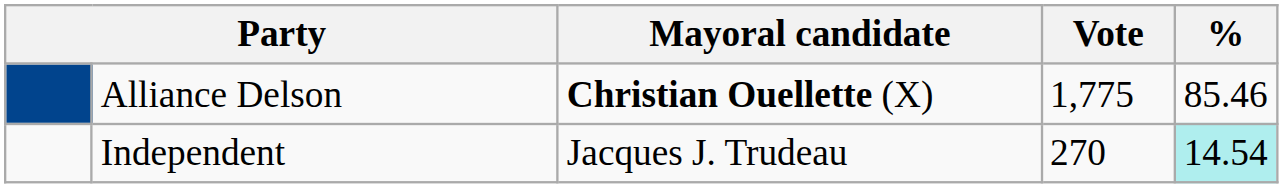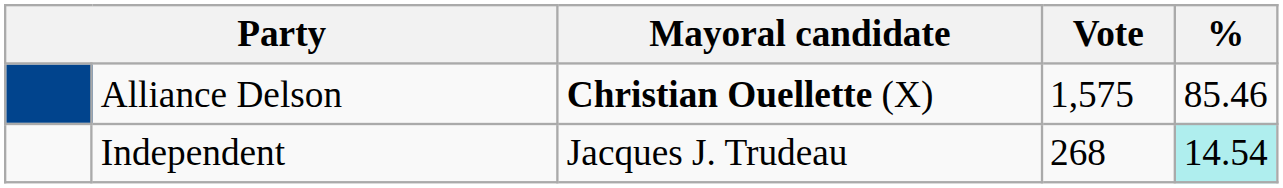(1092, 93) 1,775 -> (1092, 93) 1,575
(1078, 152) 270 -> (1078, 152) 268
